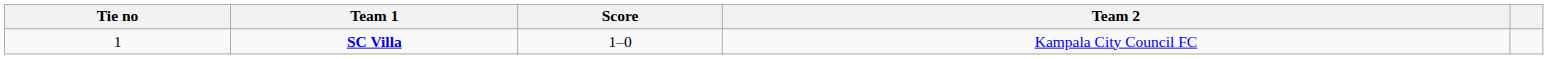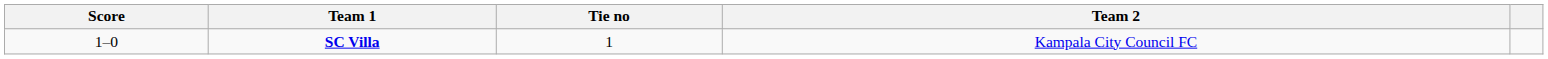columns swapped: (118, 16) <-> (620, 16)
